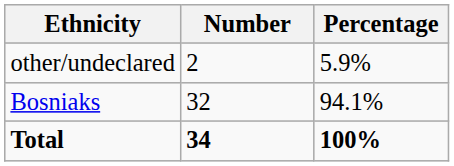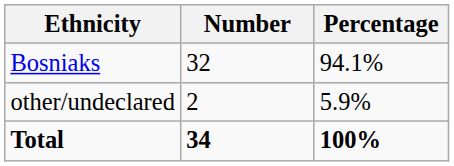rows swapped: (55, 101) <-> (93, 62)
